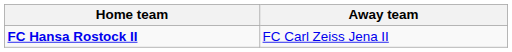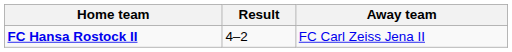+ column: (259, 15)
